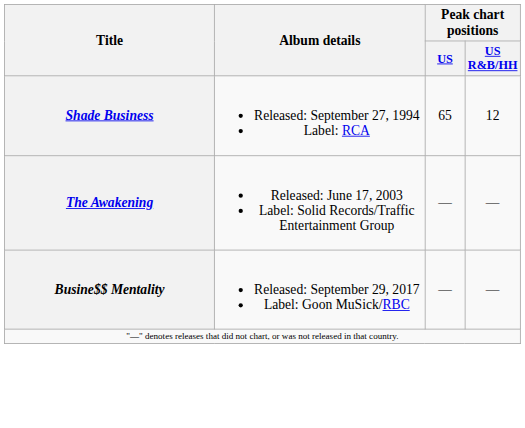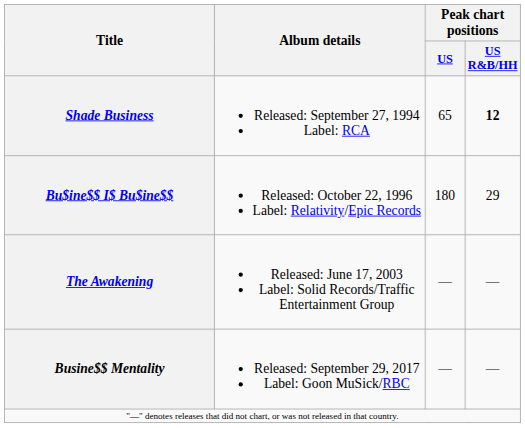(493, 115) normal -> (493, 115) bold
+ row: (110, 195)
